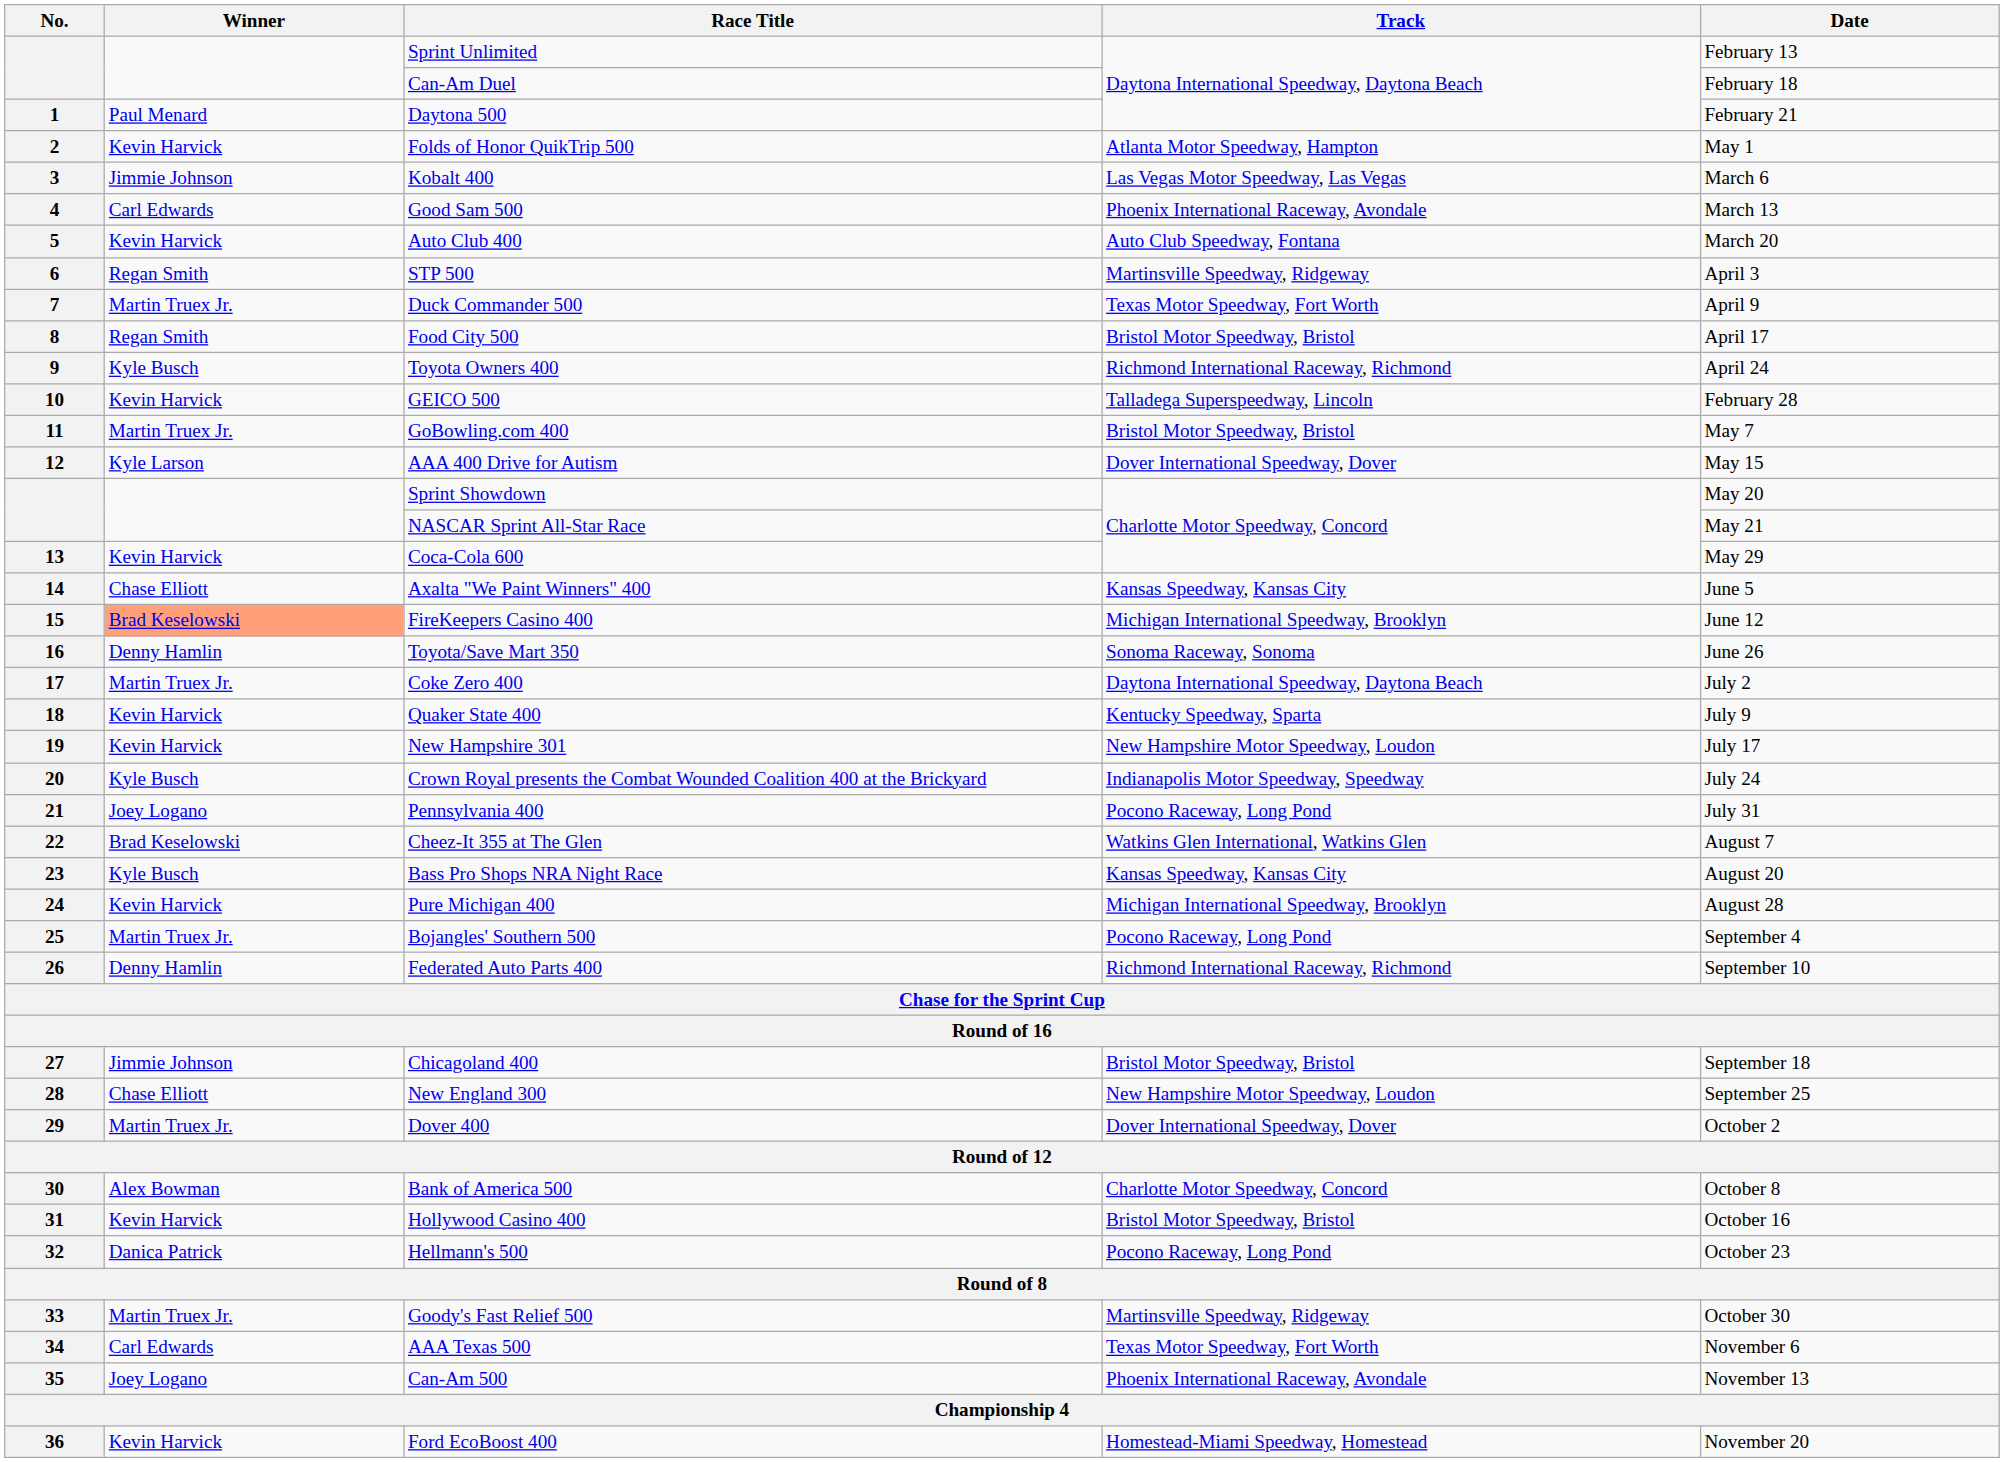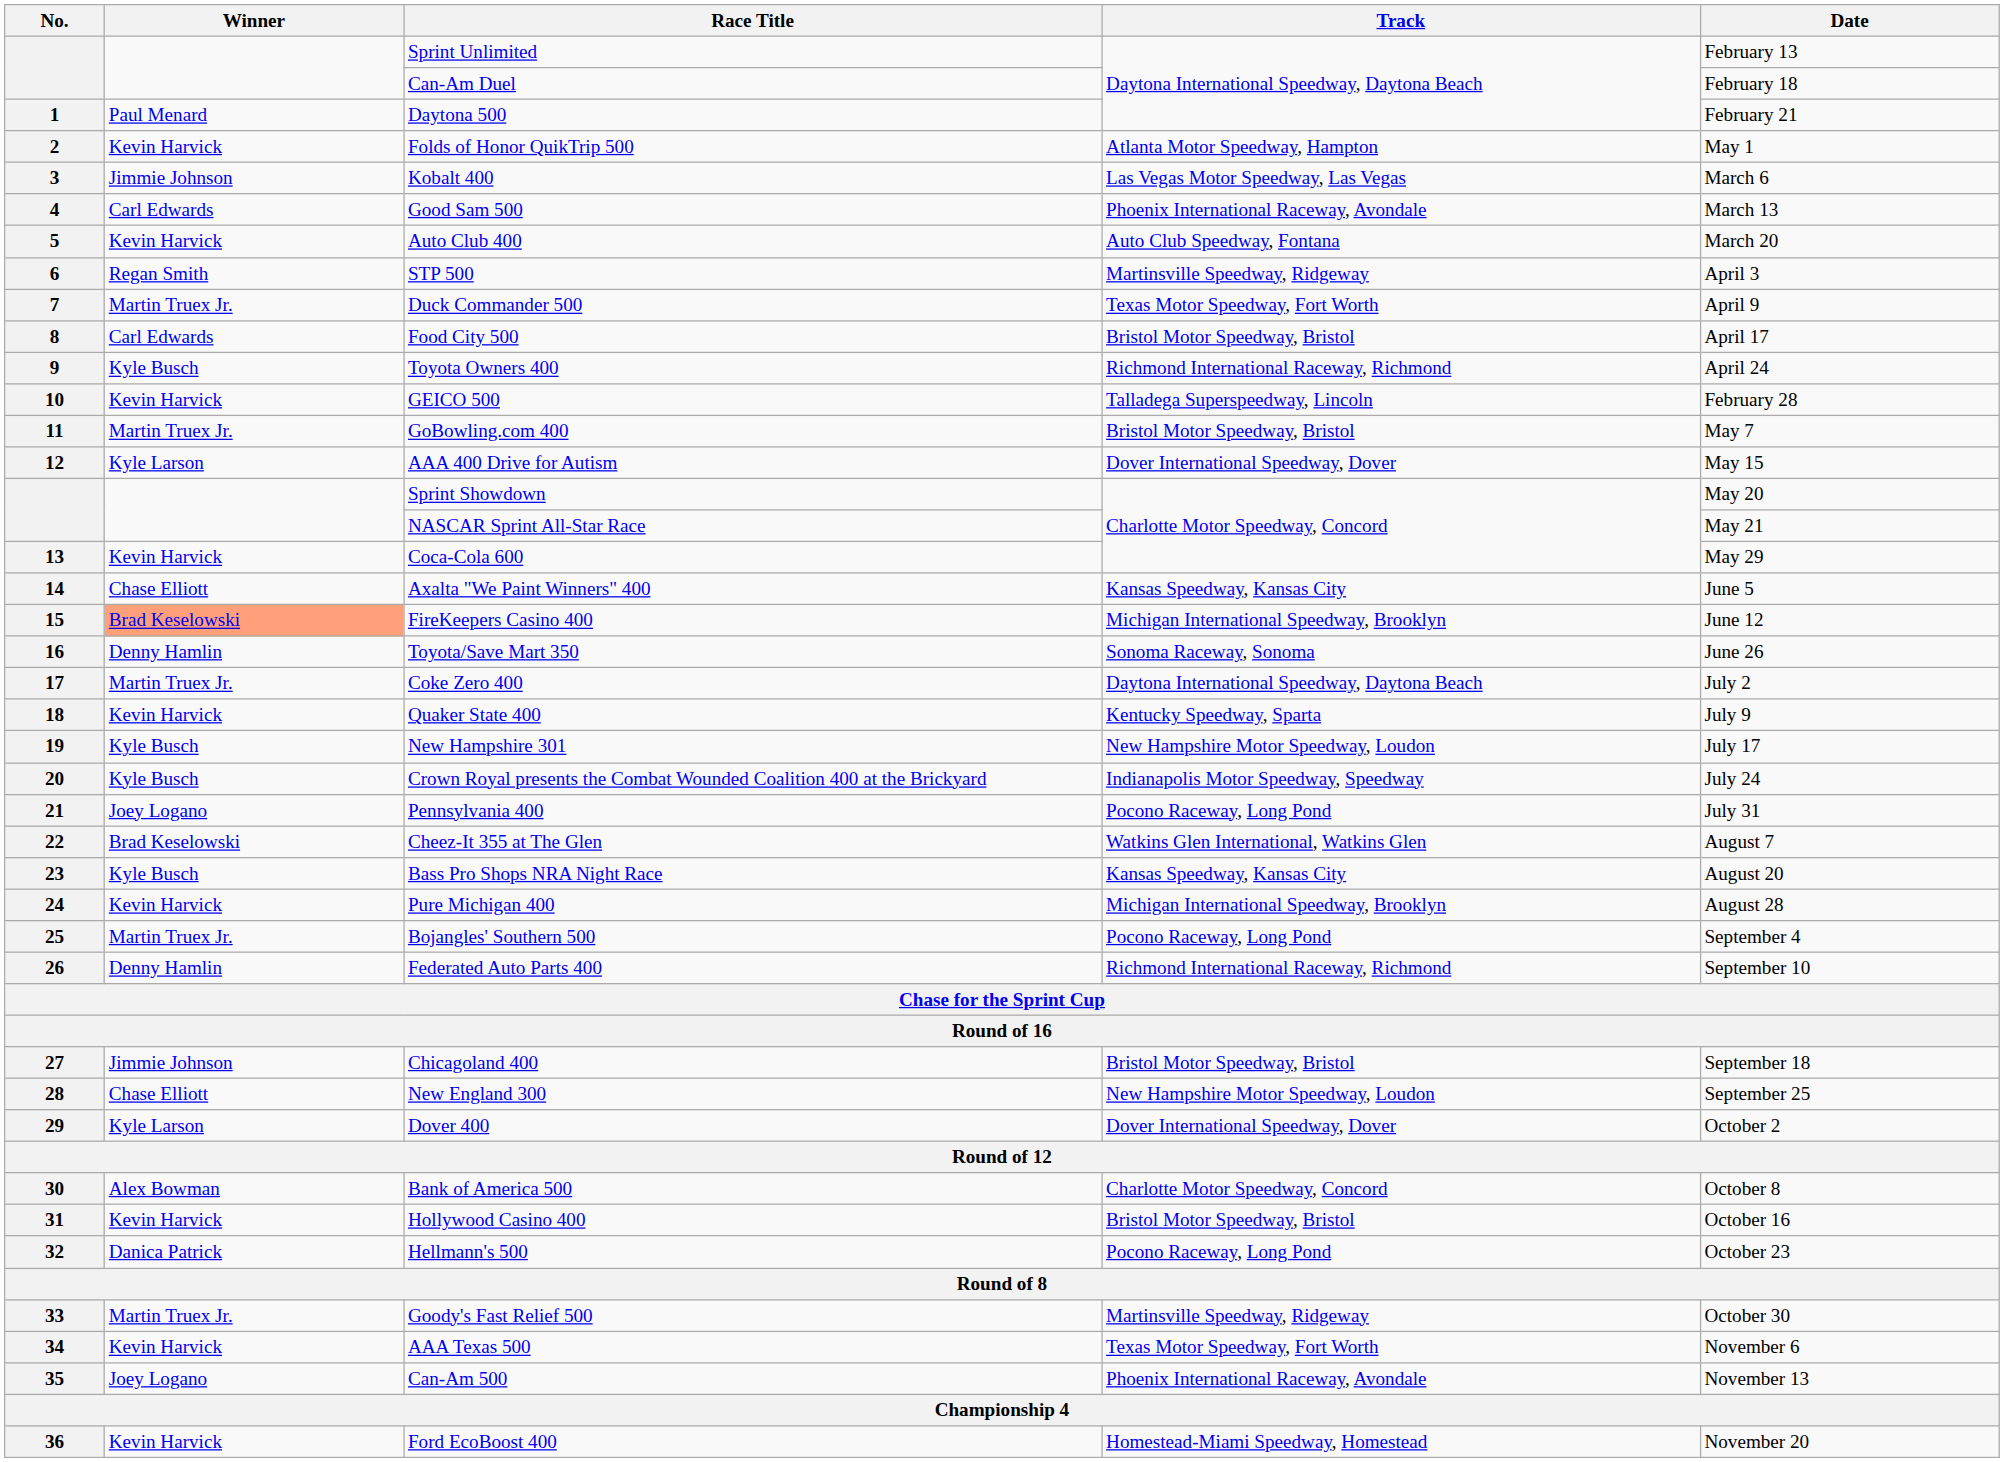(158, 336) Regan Smith -> (161, 336) Carl Edwards
(165, 746) Kevin Harvick -> (154, 746) Kyle Busch
(171, 1125) Martin Truex Jr. -> (156, 1125) Kyle Larson
(161, 1346) Carl Edwards -> (165, 1346) Kevin Harvick
